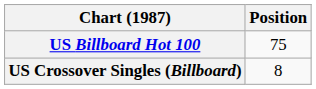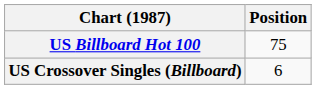(278, 71) 8 -> (278, 71) 6
